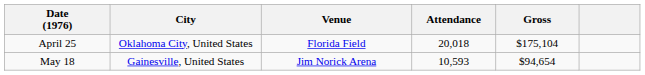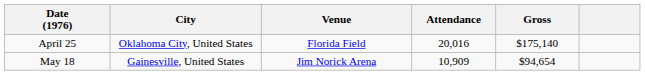(454, 43) 20,018 -> (454, 43) 20,016
(537, 43) $175,104 -> (537, 43) $175,140
(454, 61) 10,593 -> (454, 61) 10,909
